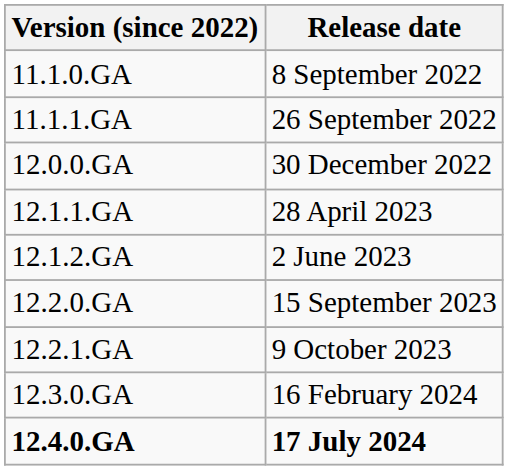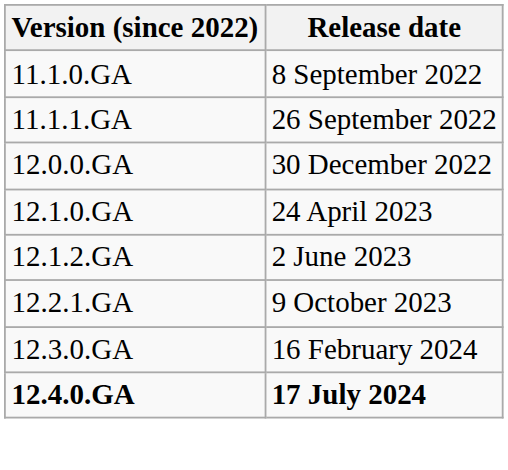+ row: (72, 211)
- row: (72, 211)
- row: (72, 303)
